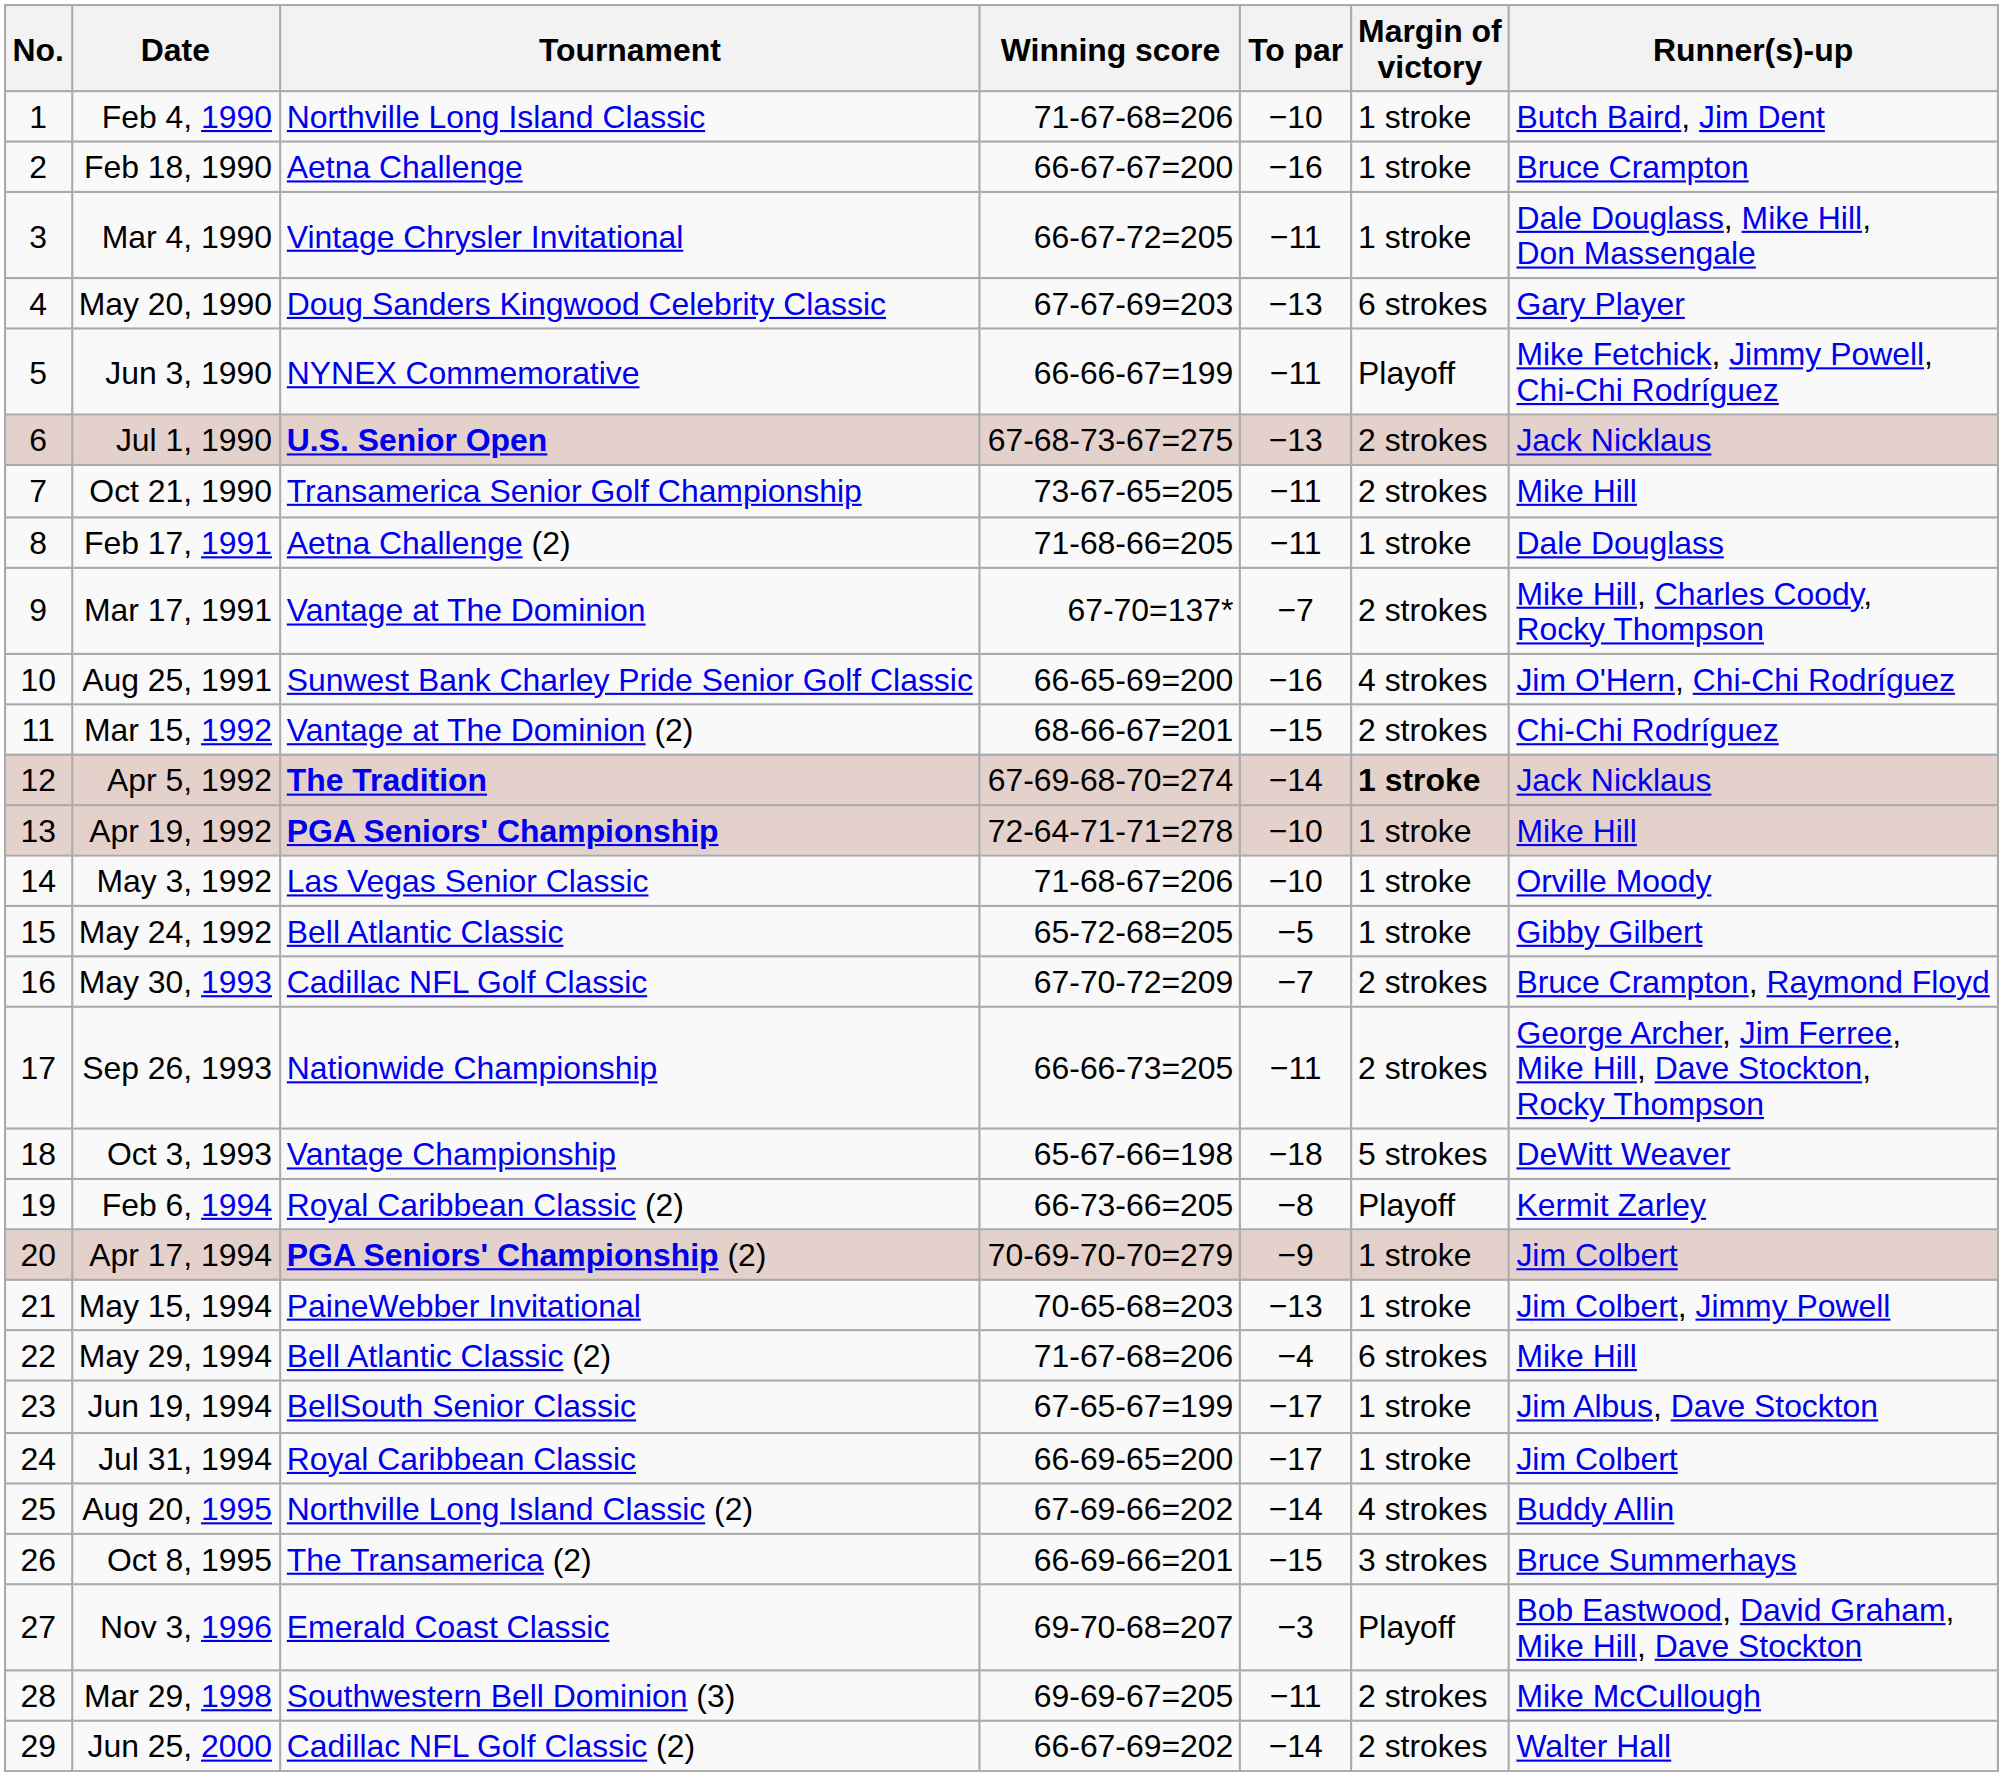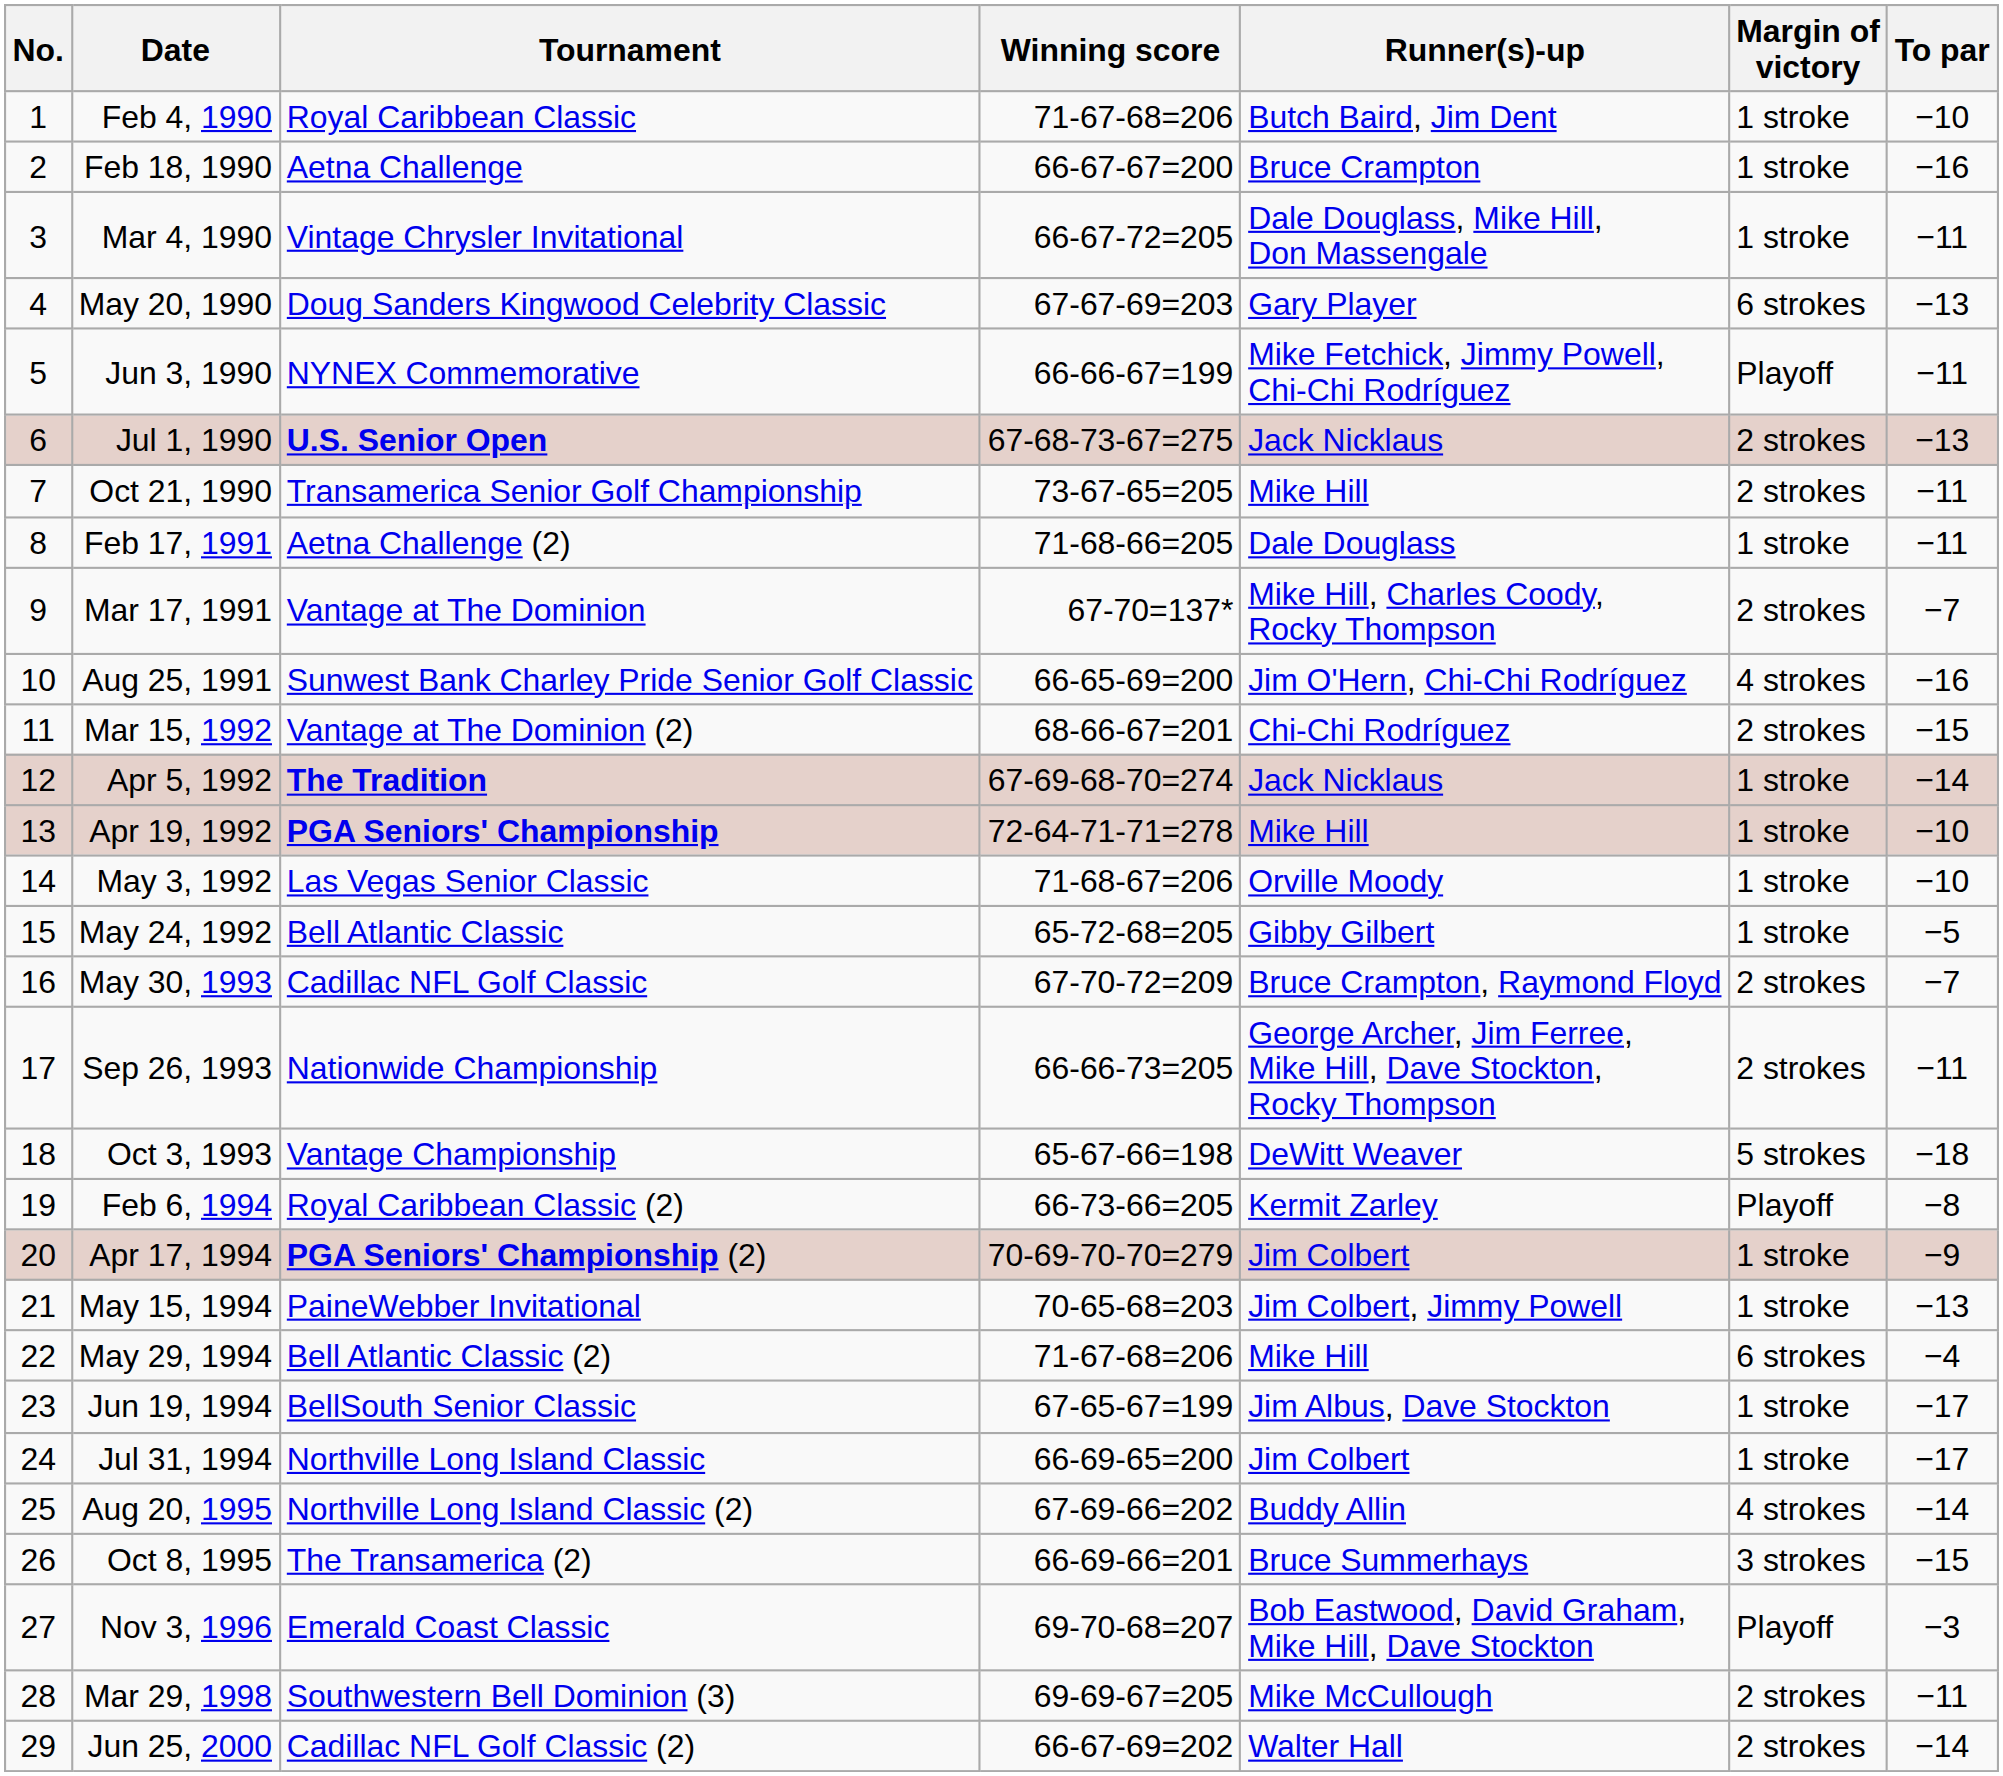columns swapped: (1296, 48) <-> (1753, 48)
(496, 117) Northville Long Island Classic -> (461, 117) Royal Caribbean Classic
(1419, 780) bold -> (1793, 780) normal
(461, 1457) Royal Caribbean Classic -> (496, 1457) Northville Long Island Classic
